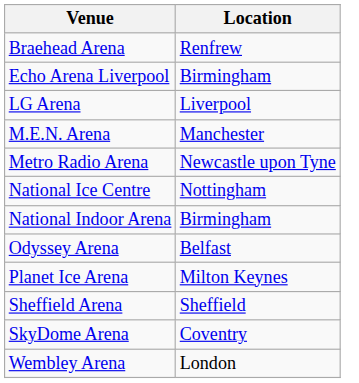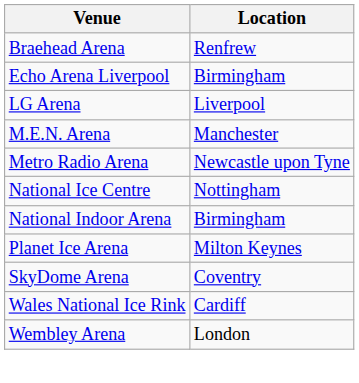- row: (64, 248)
- row: (66, 305)
+ row: (97, 305)
